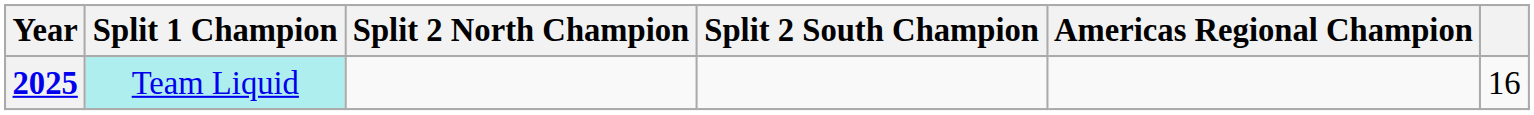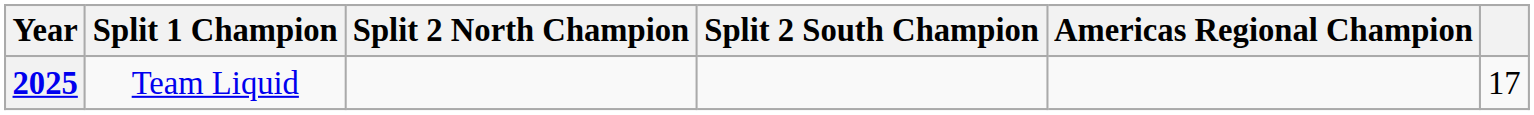(215, 82) paleturquoise background -> (215, 82) no background
(1504, 82) 16 -> (1504, 82) 17
